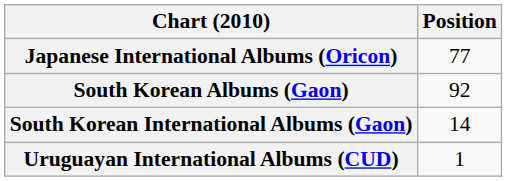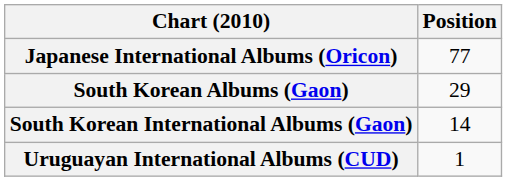(460, 90) 92 -> (460, 90) 29
